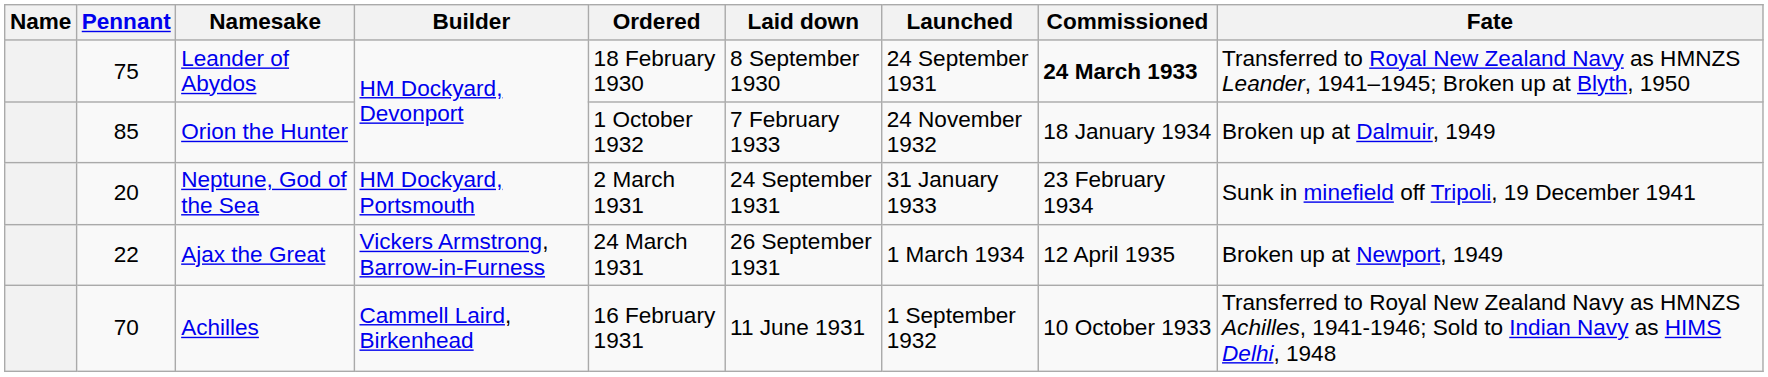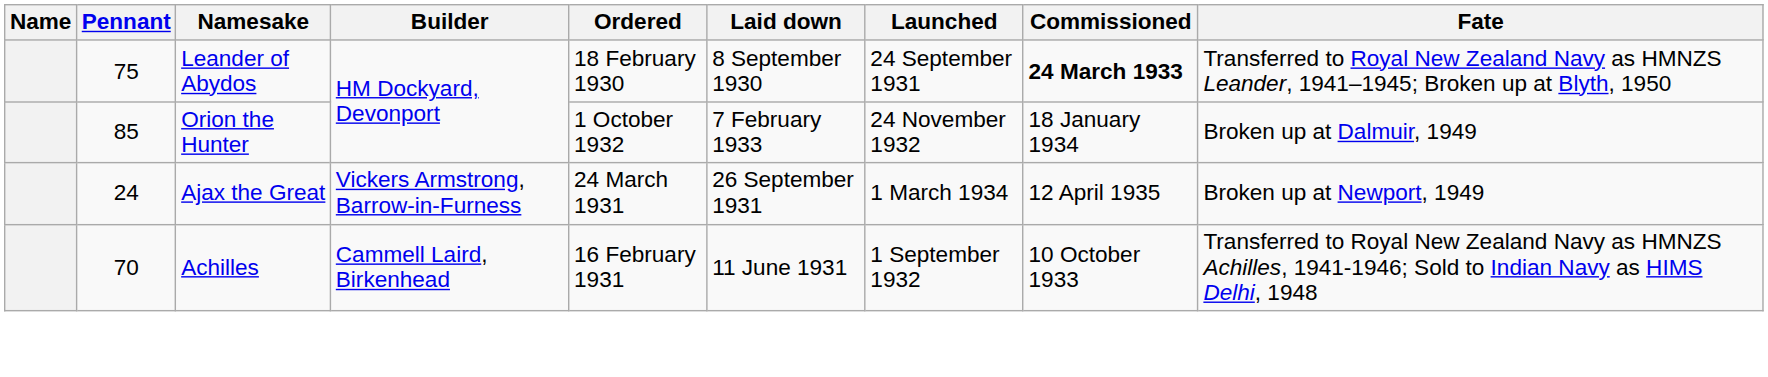- row: (264, 193)
(126, 254) 22 -> (126, 193) 24
